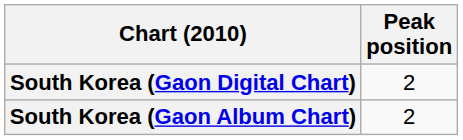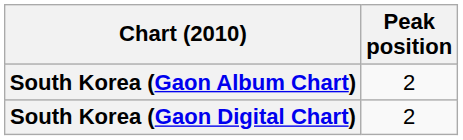rows swapped: (183, 116) <-> (183, 81)
